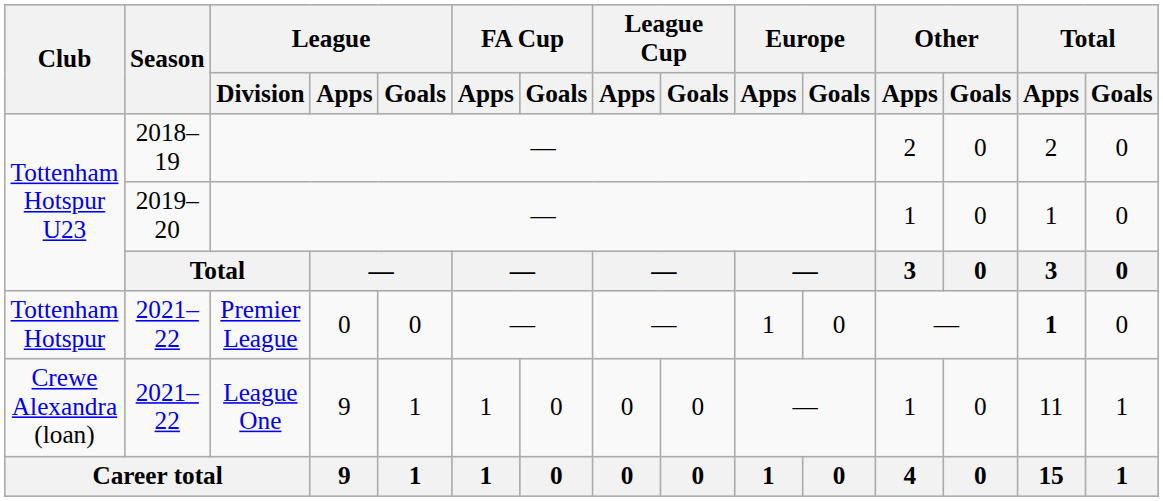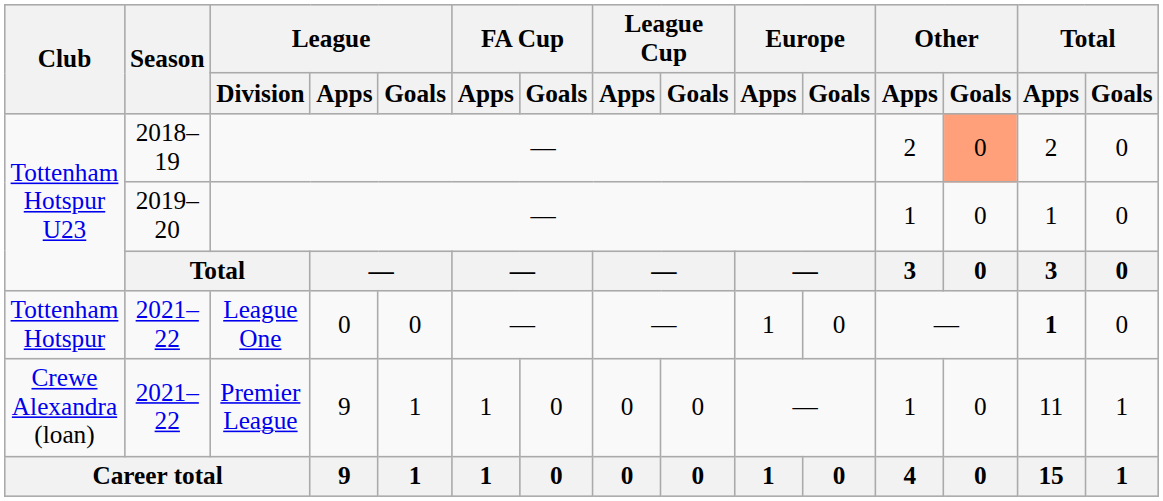(980, 147) no background -> (980, 147) lightsalmon background
(260, 324) Premier League -> (260, 324) League One
(260, 407) League One -> (260, 407) Premier League
